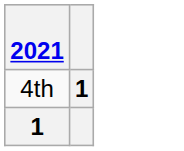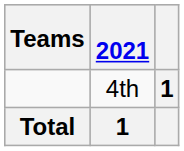+ column: (47, 37)
